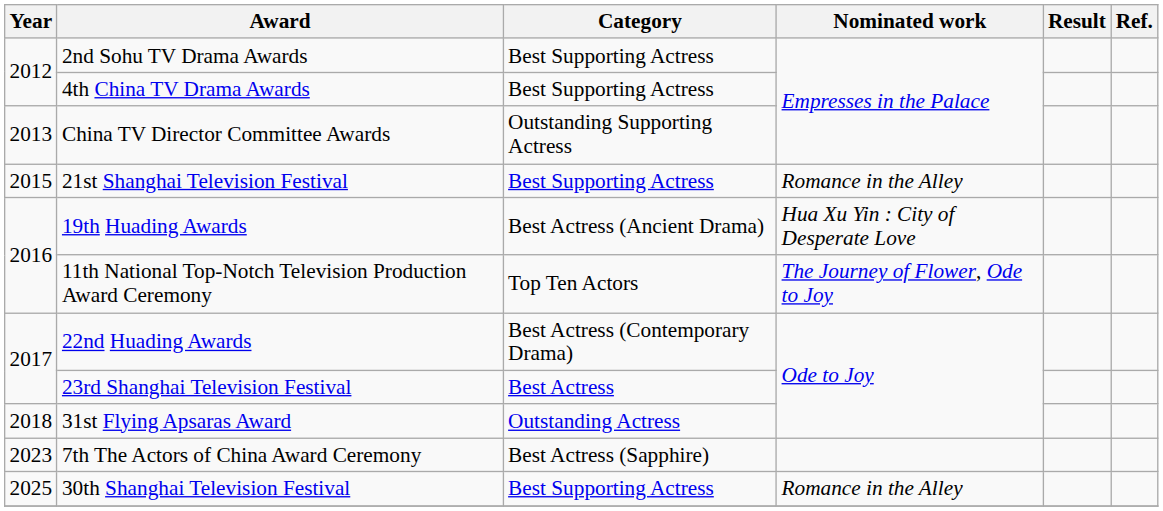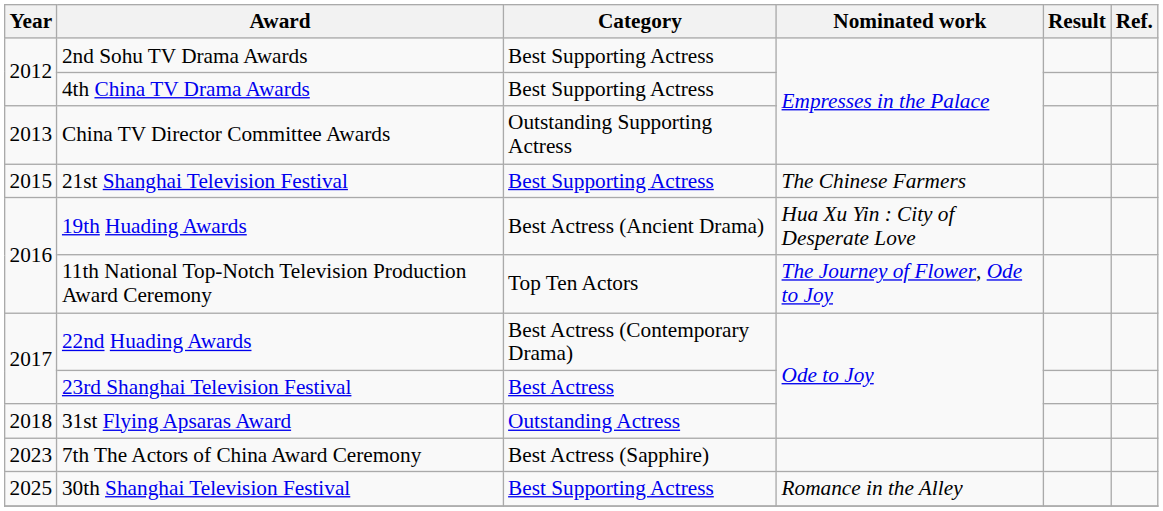(872, 180) Romance in the Alley -> (874, 180) The Chinese Farmers
